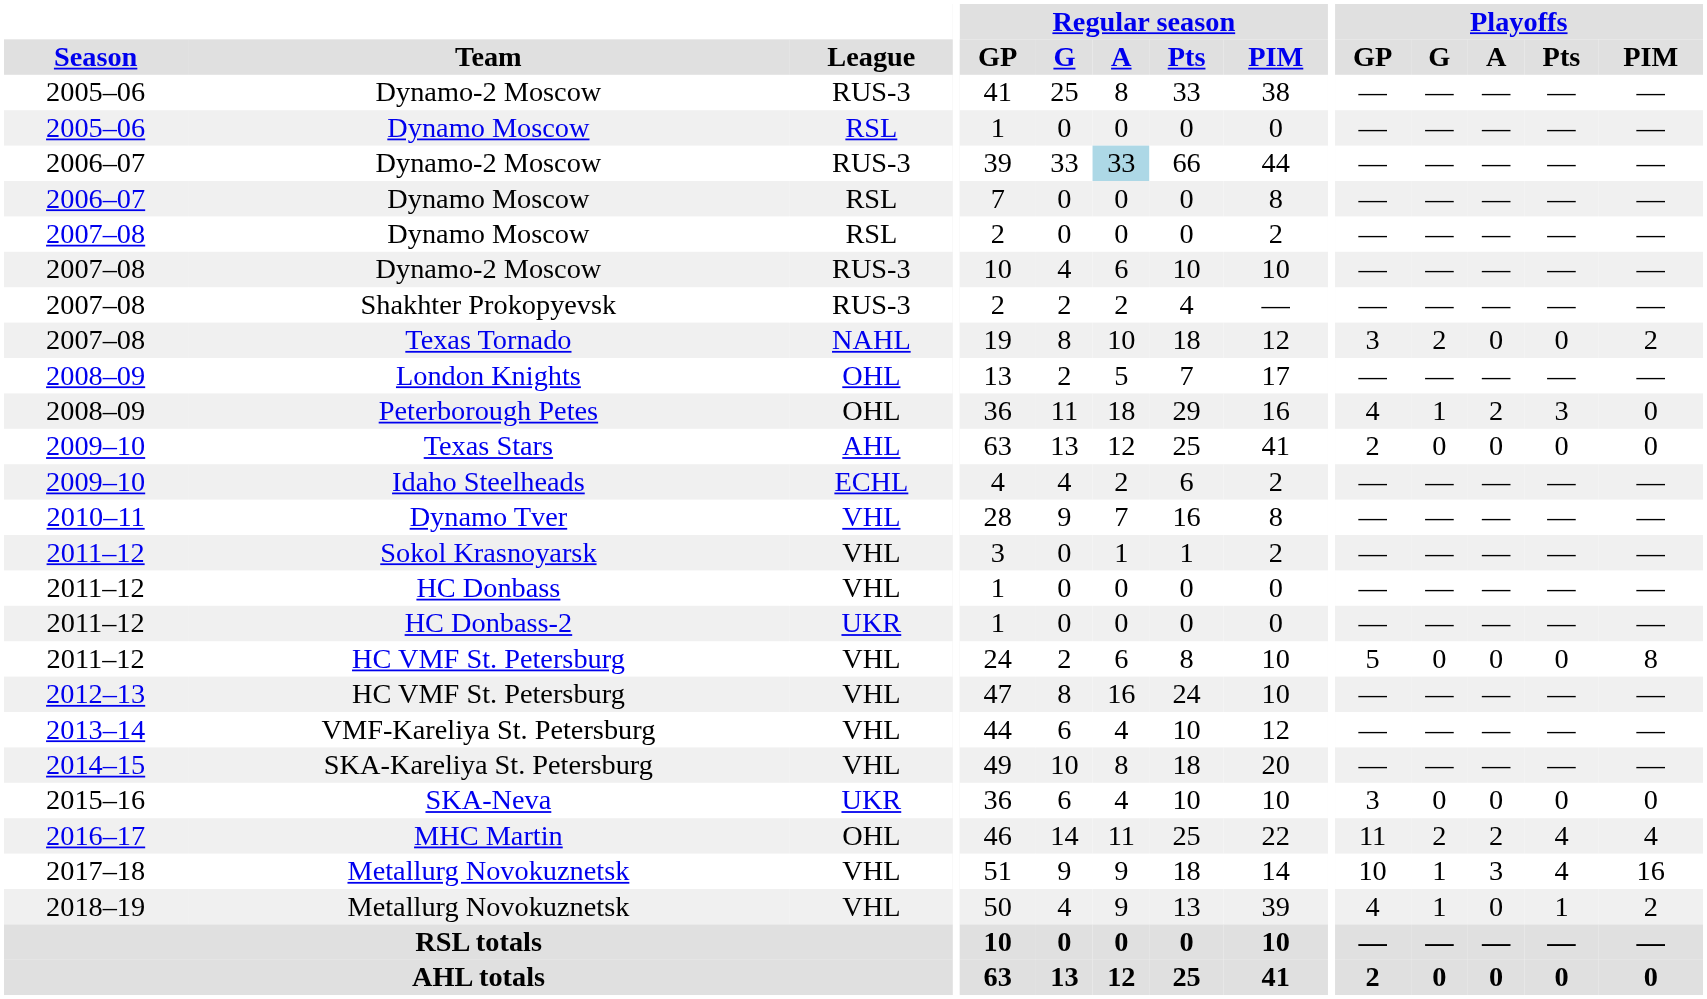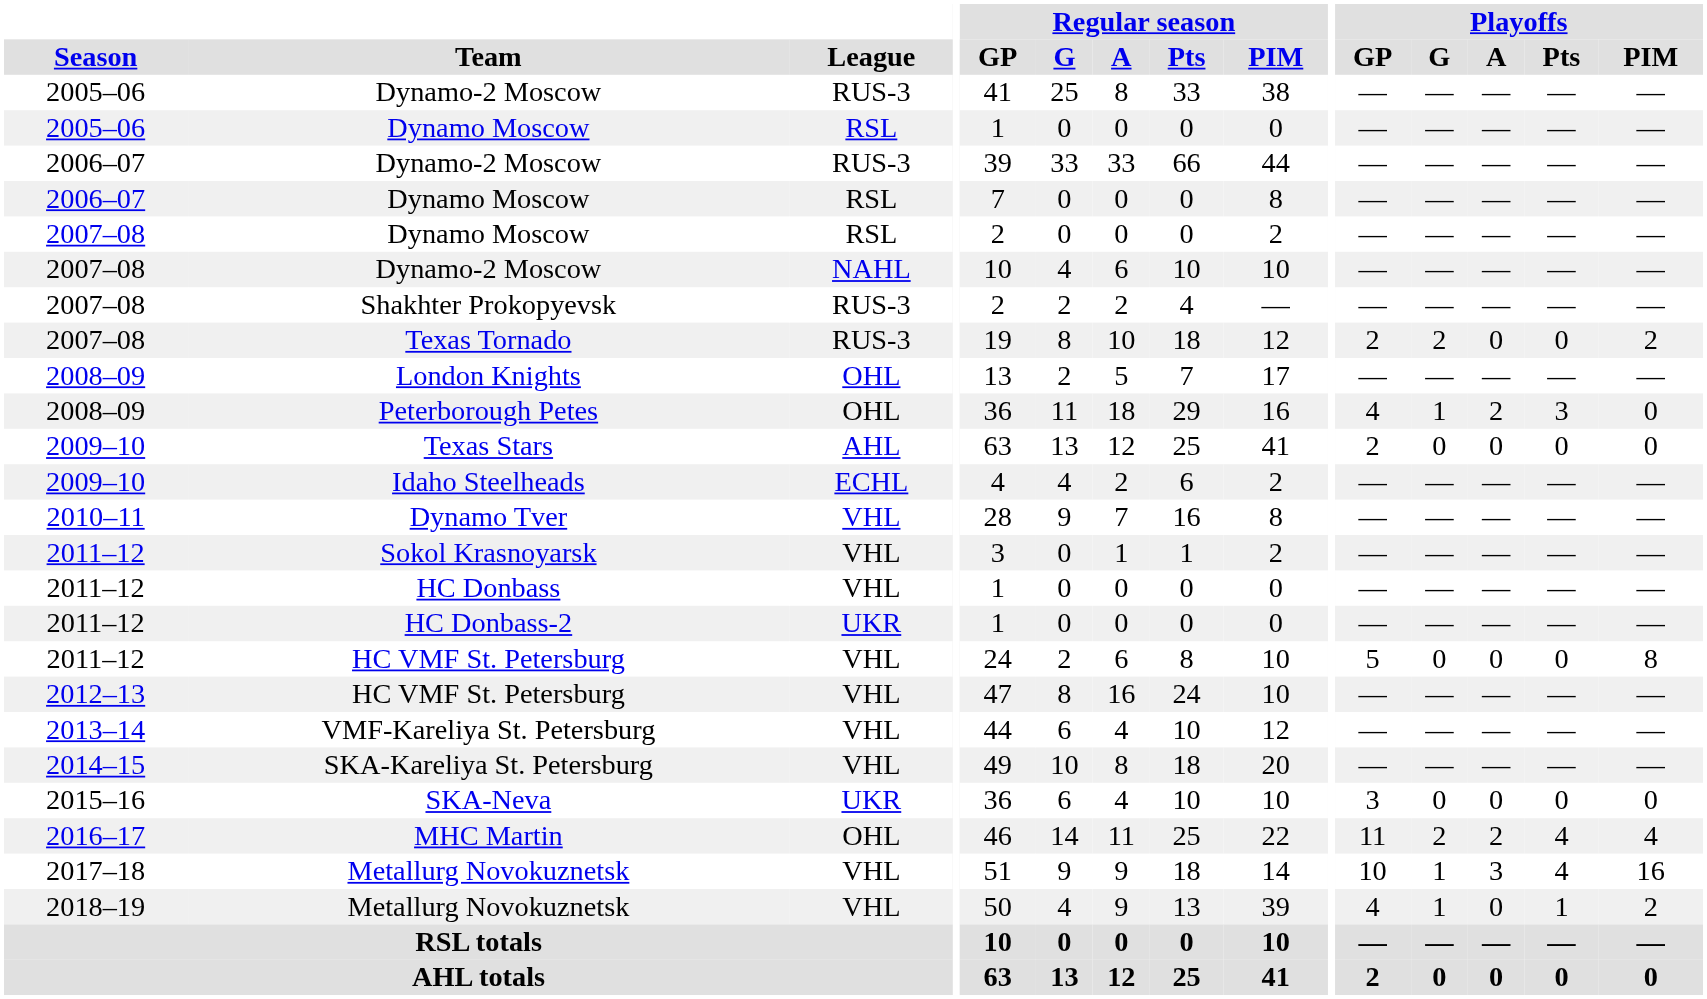(1121, 162) lightblue background -> (1121, 162) no background
(871, 269) RUS-3 -> (871, 269) NAHL
(871, 339) NAHL -> (871, 339) RUS-3
(1373, 339) 3 -> (1373, 339) 2
